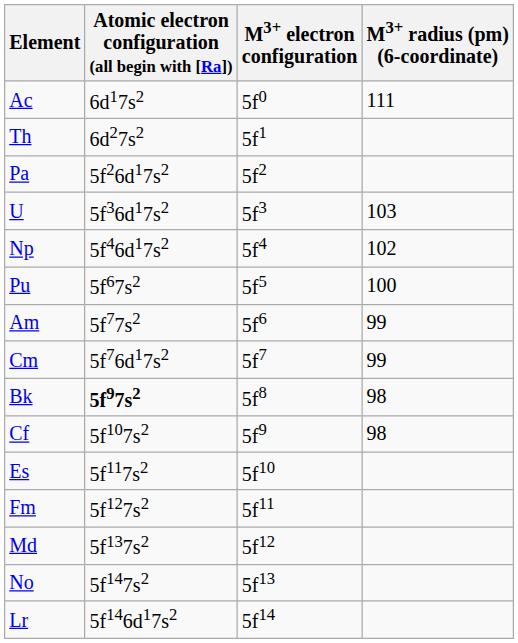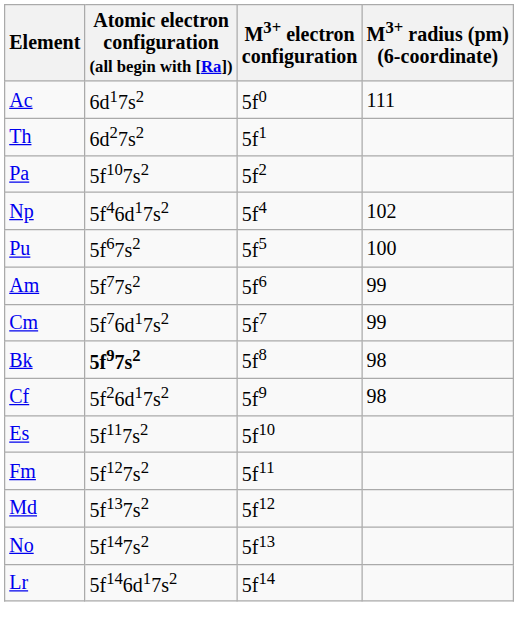(129, 174) 5f26d17s2 -> (119, 174) 5f107s2
- row: (16, 211)
(119, 433) 5f107s2 -> (129, 396) 5f26d17s2
